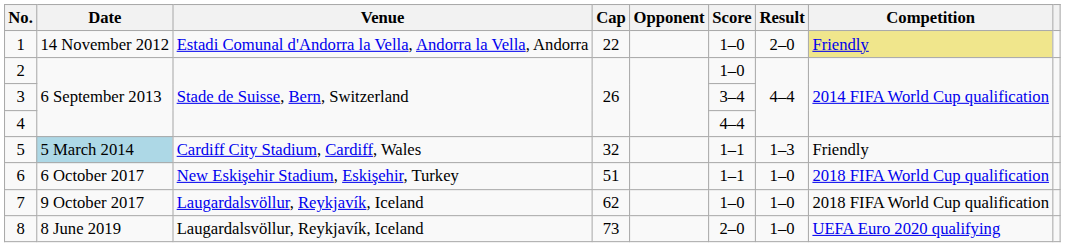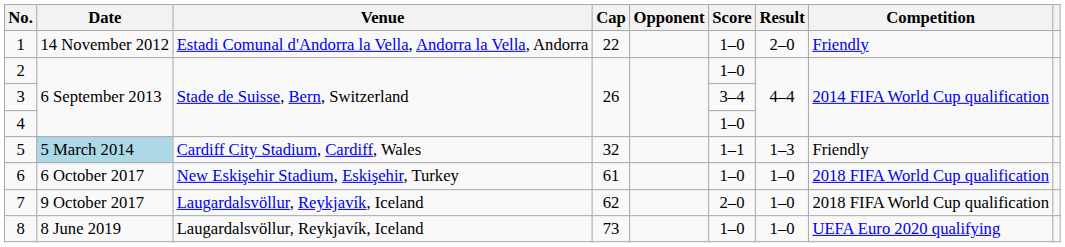(841, 44) khaki background -> (841, 44) no background
(732, 123) 4–4 -> (732, 123) 1–0
(611, 176) 51 -> (611, 176) 61
(732, 176) 1–1 -> (732, 176) 1–0
(732, 202) 1–0 -> (732, 202) 2–0
(732, 228) 2–0 -> (732, 228) 1–0
